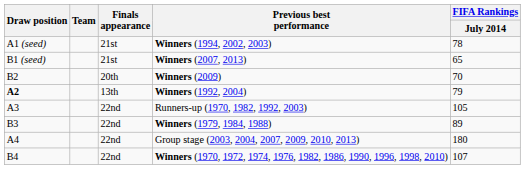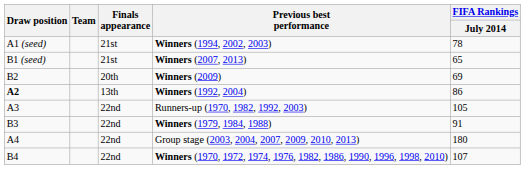(458, 76) 70 -> (458, 76) 69
(458, 92) 79 -> (458, 92) 86
(458, 124) 89 -> (458, 124) 91
